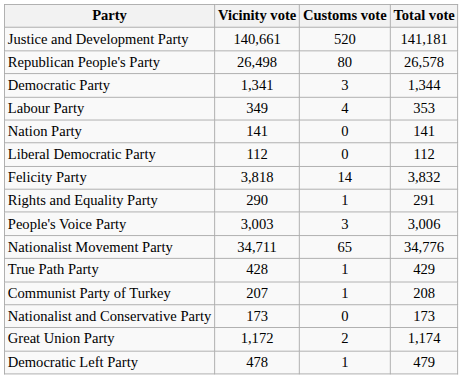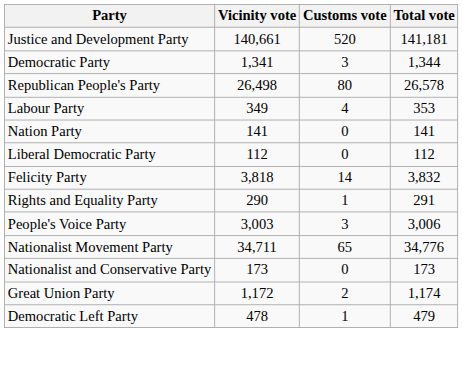rows swapped: (59, 85) <-> (84, 62)
- row: (53, 270)
- row: (89, 293)
